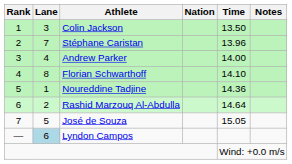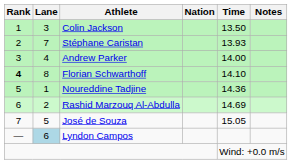(234, 43) 13.96 -> (234, 43) 13.93
(18, 74) normal -> (18, 74) bold
(234, 105) 14.64 -> (234, 105) 14.69
